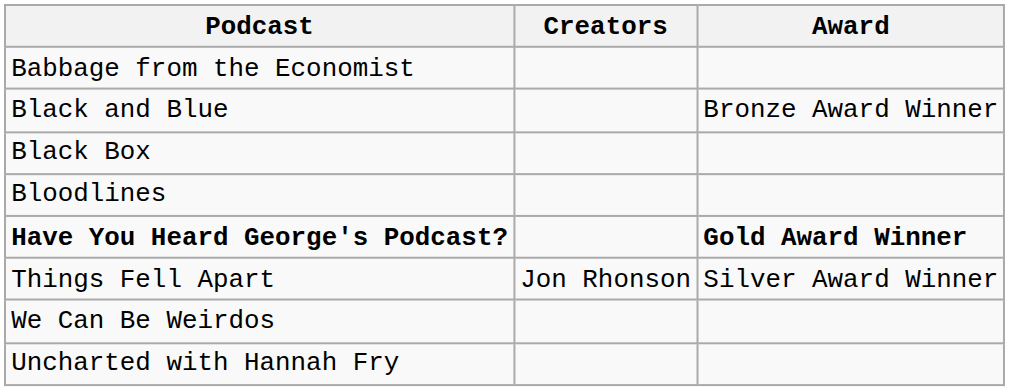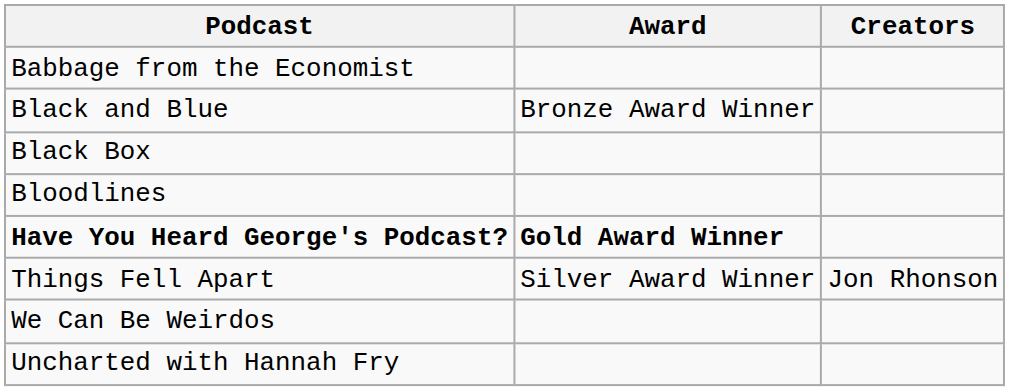columns swapped: (606, 26) <-> (851, 26)
